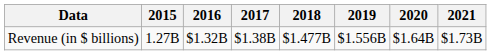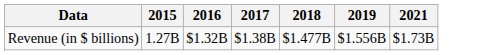- column: (414, 15)
